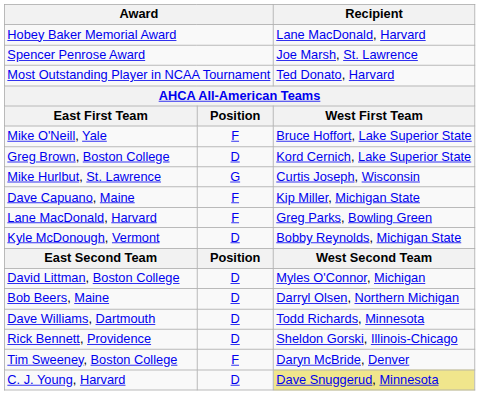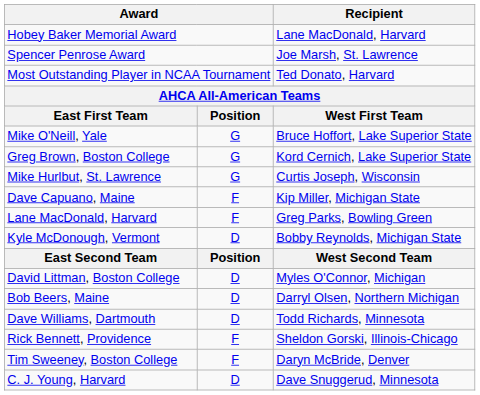(235, 136) F -> (235, 136) G
(235, 156) D -> (235, 156) G
(235, 339) D -> (235, 339) F
(357, 380) khaki background -> (357, 380) no background
